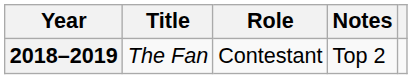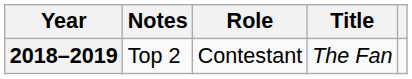columns swapped: (168, 21) <-> (363, 21)
